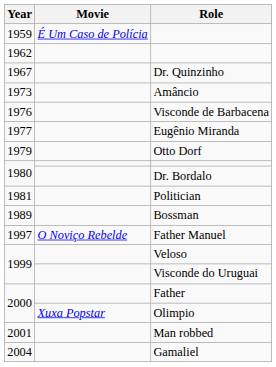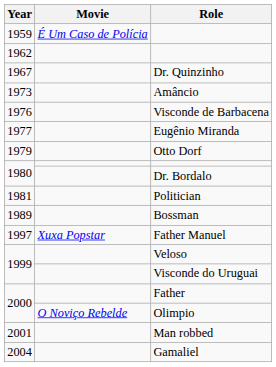(82, 234) O Noviço Rebelde -> (71, 234) Xuxa Popstar
(71, 313) Xuxa Popstar -> (82, 313) O Noviço Rebelde
